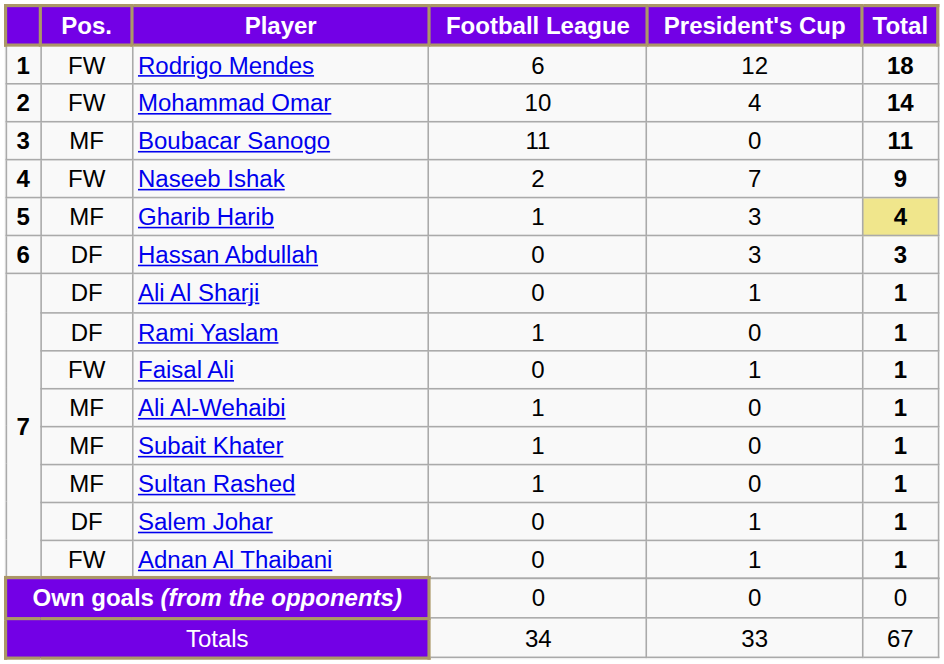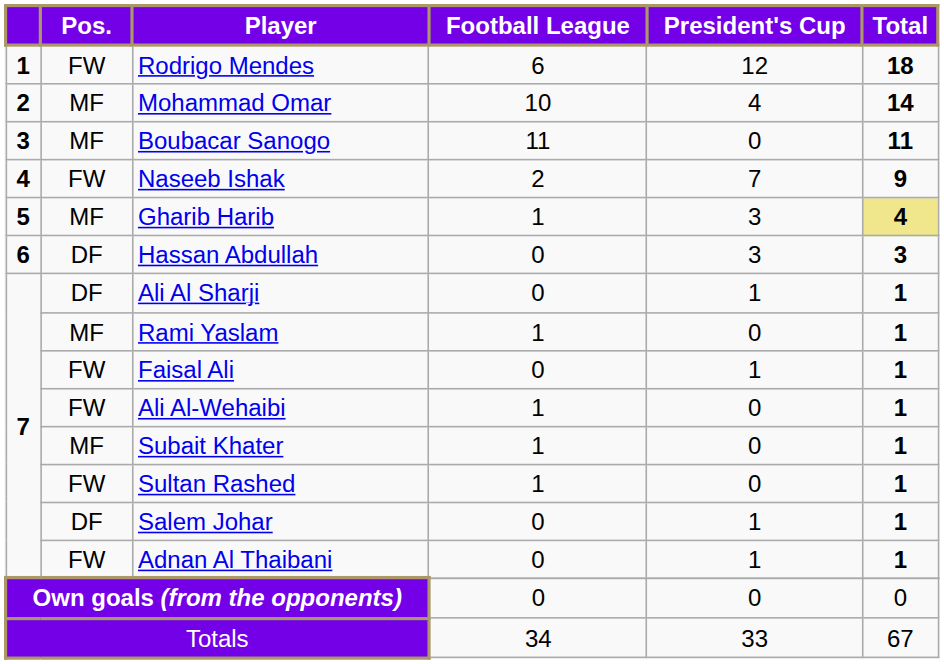(87, 103) FW -> (87, 103) MF
(87, 331) DF -> (87, 331) MF
(87, 407) MF -> (87, 407) FW
(87, 483) MF -> (87, 483) FW
